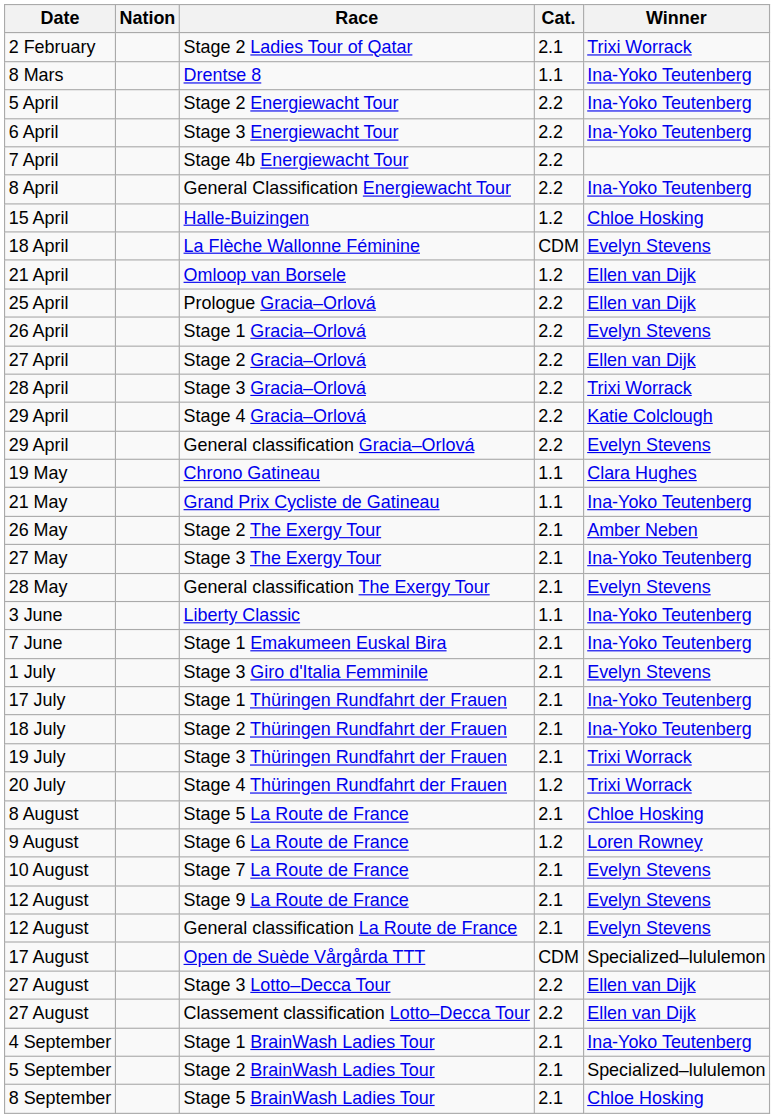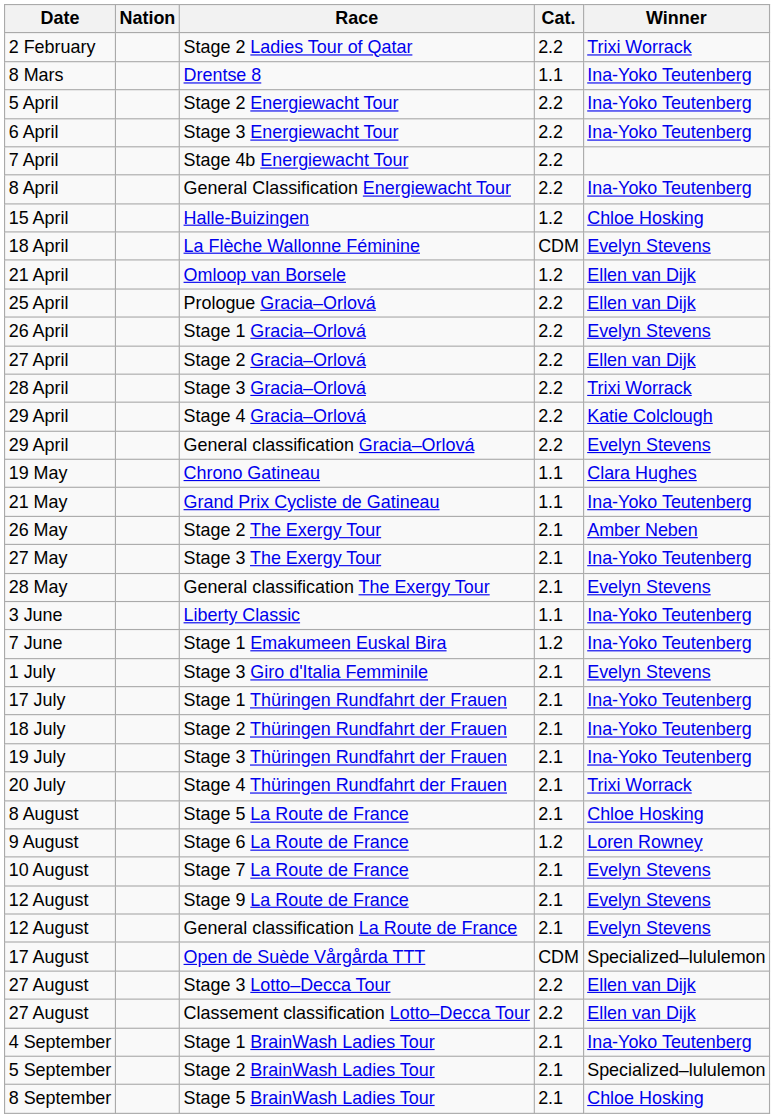(551, 47) 2.1 -> (551, 47) 2.2
(551, 643) 2.1 -> (551, 643) 1.2
(639, 757) Trixi Worrack -> (669, 757) Ina-Yoko Teutenberg
(551, 786) 1.2 -> (551, 786) 2.1
